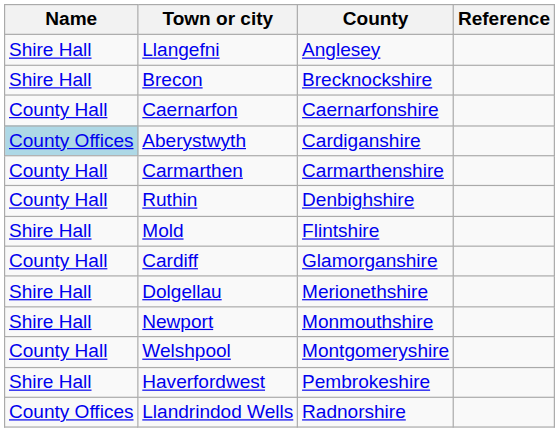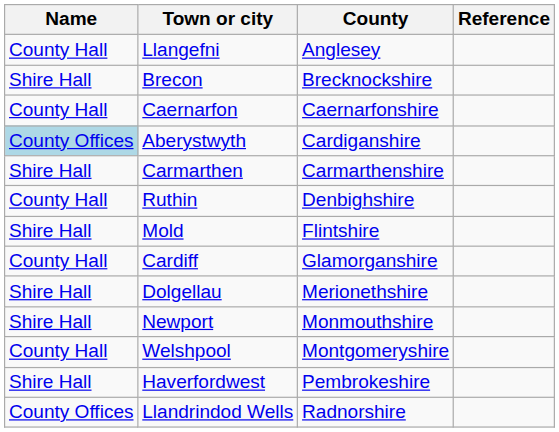(50, 49) Shire Hall -> (58, 49) County Hall
(58, 170) County Hall -> (50, 170) Shire Hall
